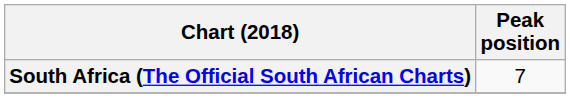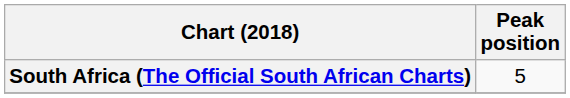(520, 76) 7 -> (520, 76) 5
